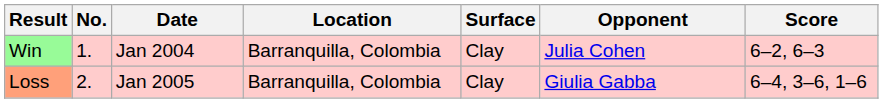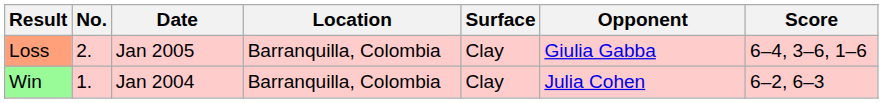rows swapped: (25, 50) <-> (29, 81)
